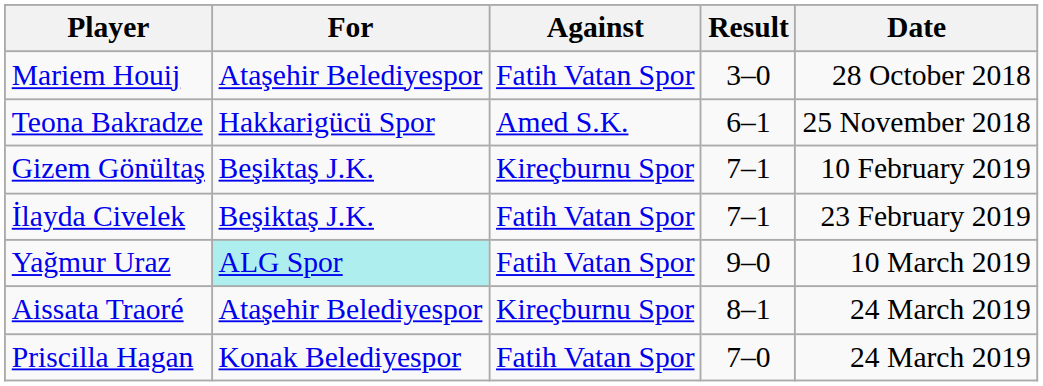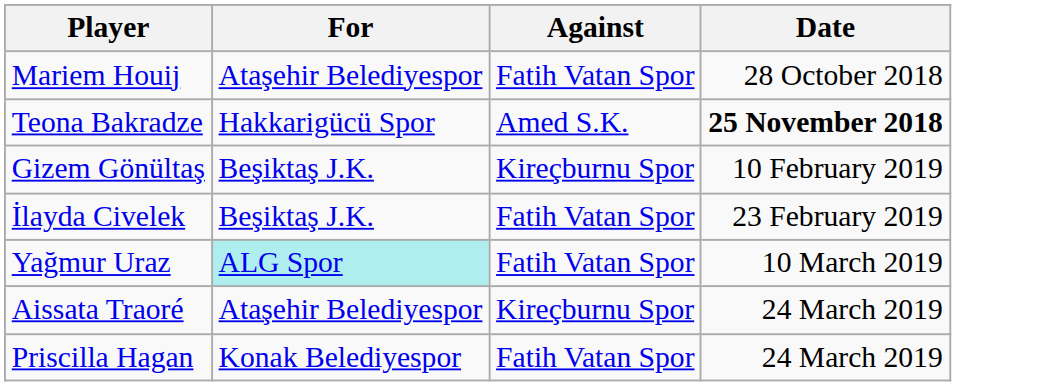- column: (748, 27)
(917, 121) normal -> (825, 121) bold
